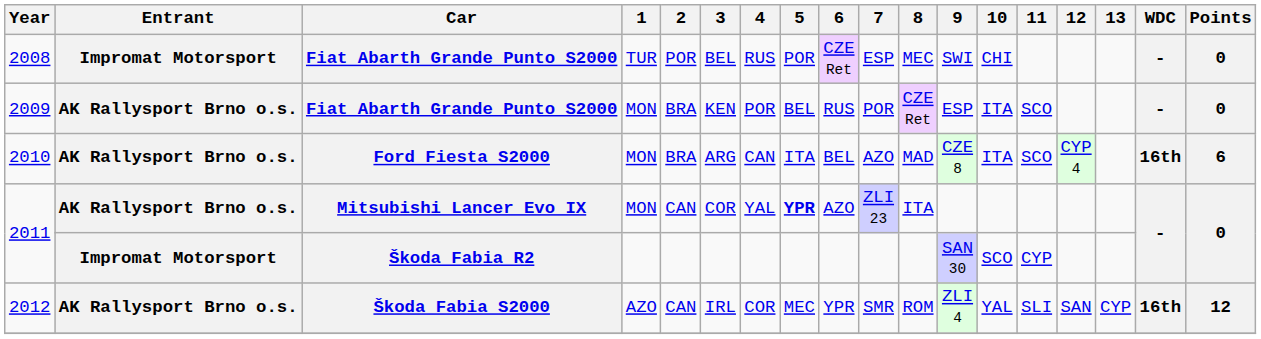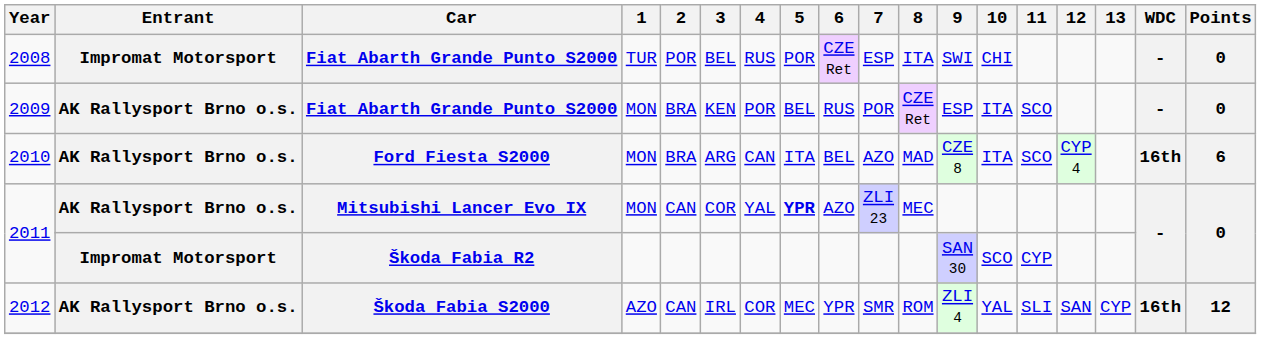(918, 58) MEC -> (918, 58) ITA
(918, 208) ITA -> (918, 208) MEC
